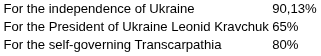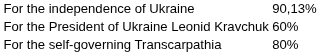(285, 26) 65% -> (285, 26) 60%
